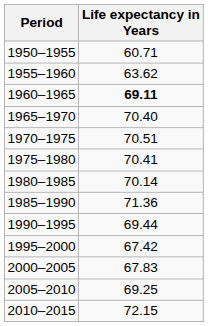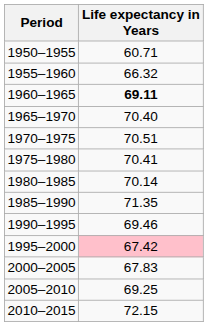(141, 73) 63.62 -> (141, 73) 66.32
(141, 203) 71.36 -> (141, 203) 71.35
(141, 224) 69.44 -> (141, 224) 69.46
(141, 246) no background -> (141, 246) pink background
